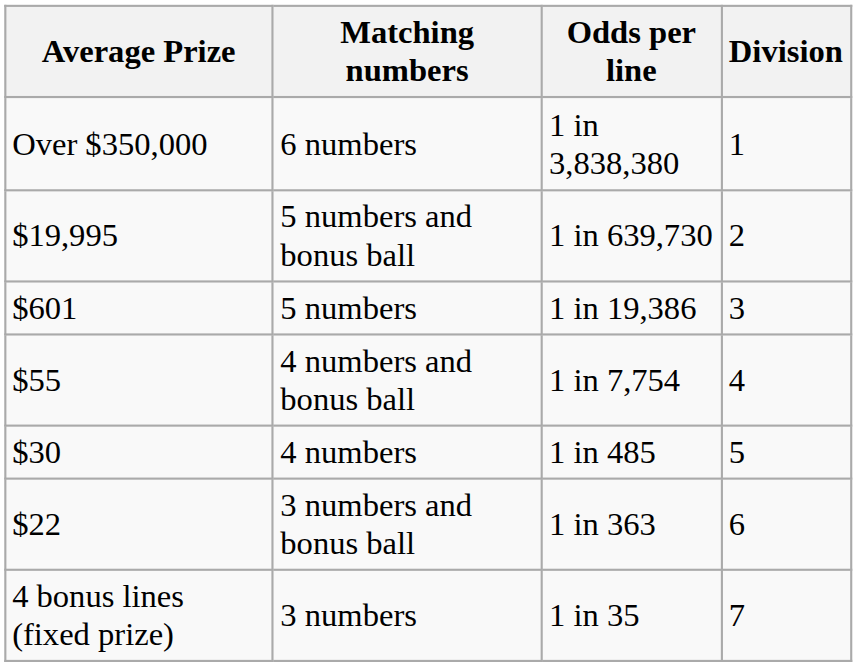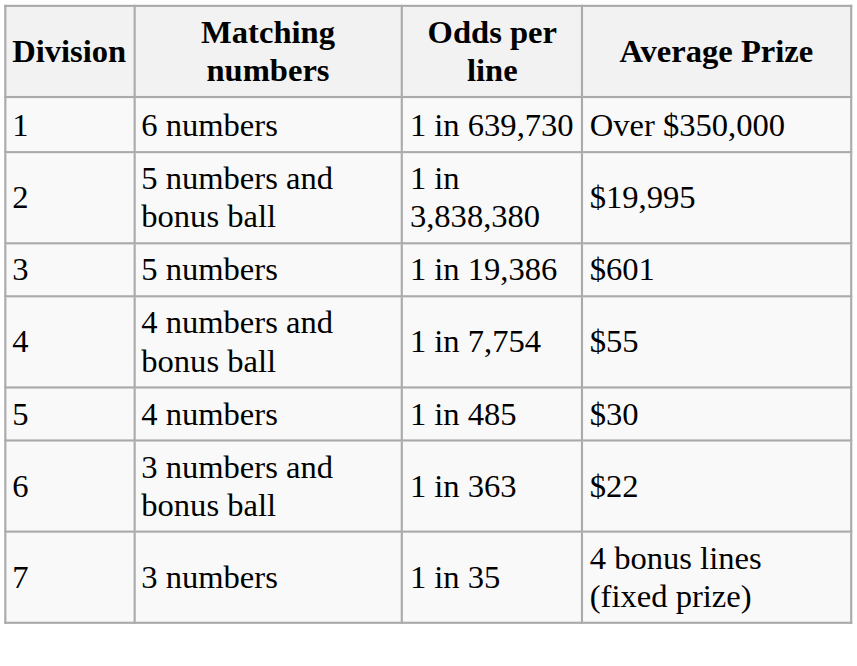columns swapped: (786, 51) <-> (139, 51)
(614, 143) 1 in 3,838,380 -> (492, 124) 1 in 639,730
(631, 234) 1 in 639,730 -> (475, 196) 1 in 3,838,380
